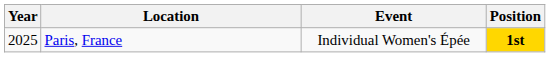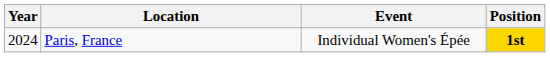(23, 39) 2025 -> (23, 39) 2024
